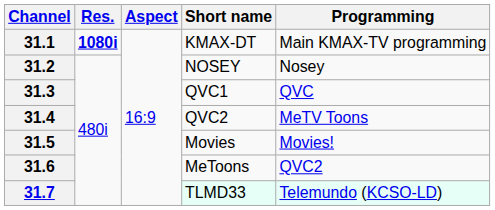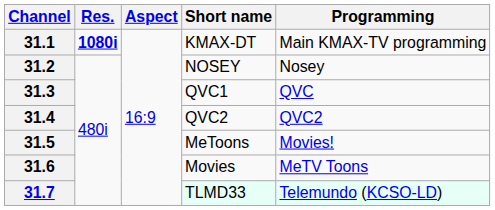(324, 117) MeTV Toons -> (301, 117) QVC2
(210, 142) Movies -> (217, 142) MeToons
(217, 167) MeToons -> (210, 167) Movies
(301, 167) QVC2 -> (324, 167) MeTV Toons
